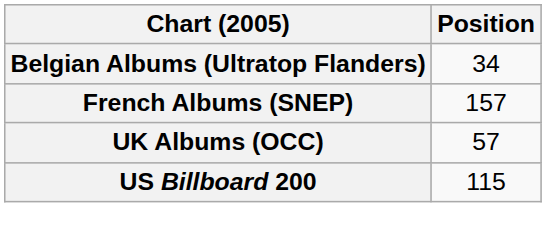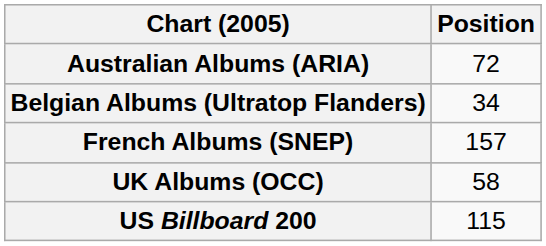+ row: (218, 63)
(486, 142) 57 -> (486, 181) 58
